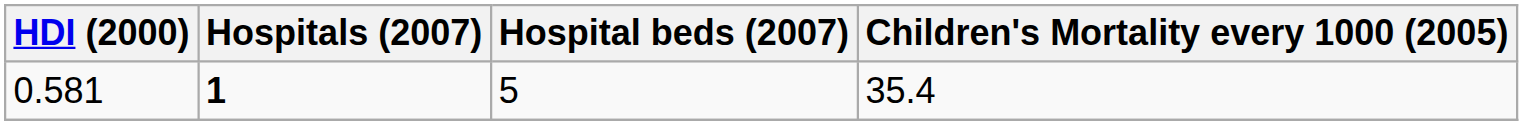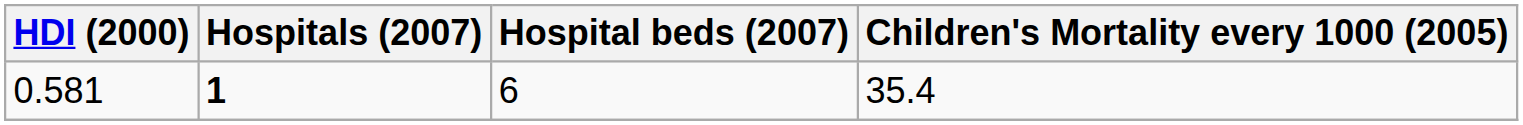(509, 90) 5 -> (509, 90) 6
